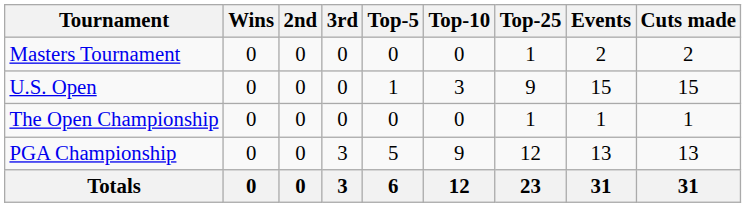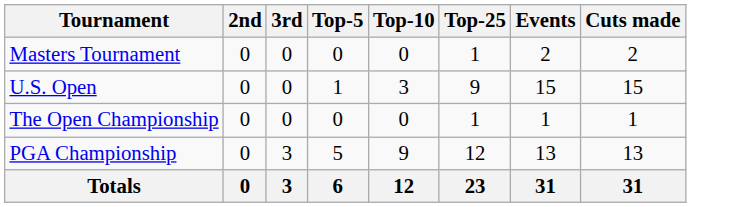- column: (251, 20)
